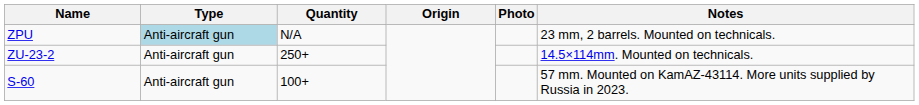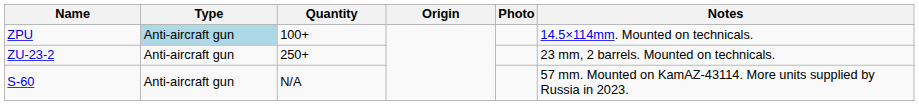(291, 34) N/A -> (295, 34) 100+
(658, 34) 23 mm, 2 barrels. Mounted on technicals. -> (647, 34) 14.5×114mm. Mounted on technicals.
(647, 55) 14.5×114mm. Mounted on technicals. -> (658, 55) 23 mm, 2 barrels. Mounted on technicals.
(295, 82) 100+ -> (291, 82) N/A
